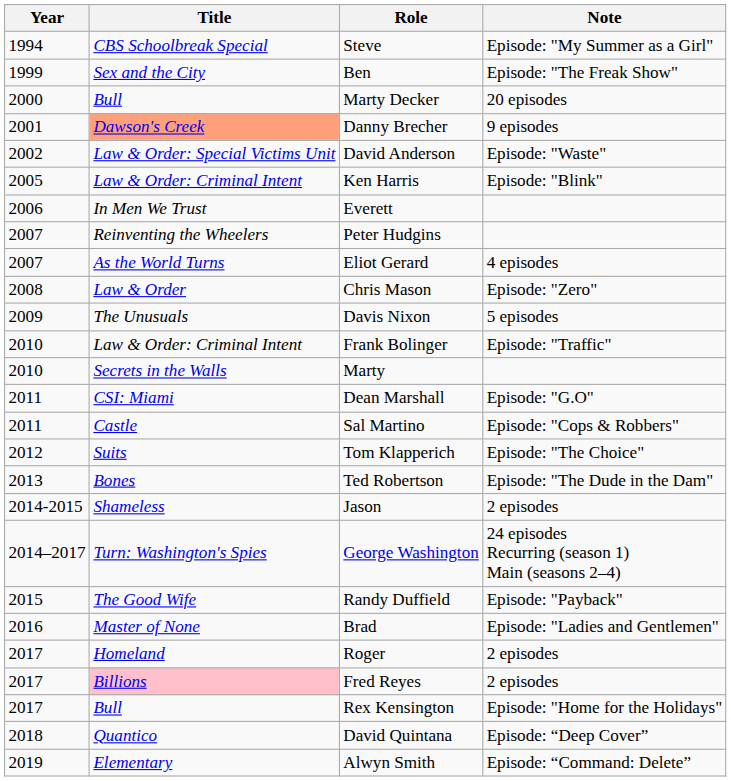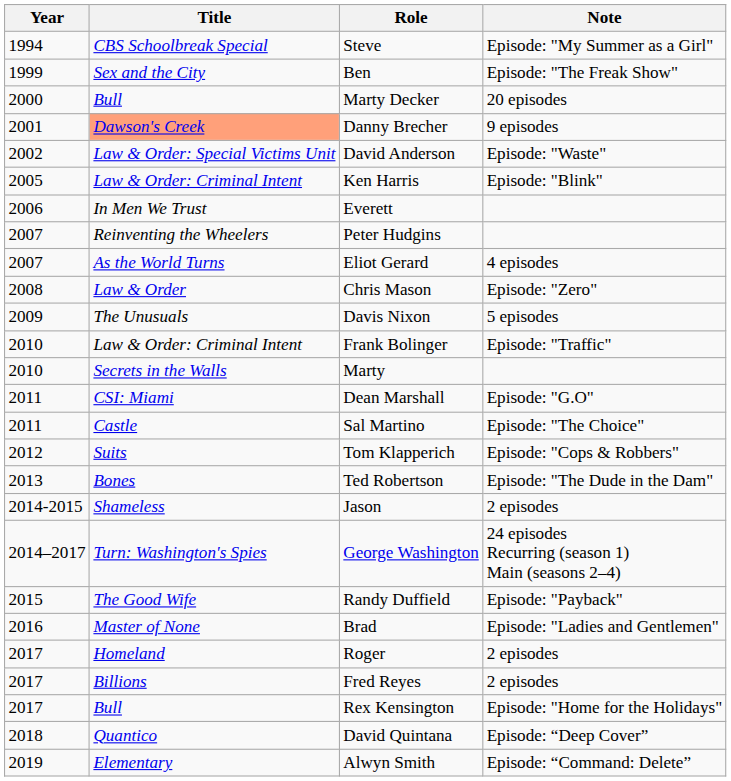(583, 425) Episode: "Cops & Robbers" -> (565, 425) Episode: "The Choice"
(565, 452) Episode: "The Choice" -> (583, 452) Episode: "Cops & Robbers"
(120, 681) pink background -> (120, 681) no background
